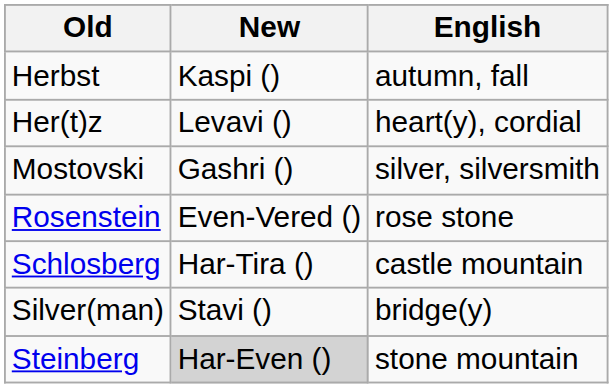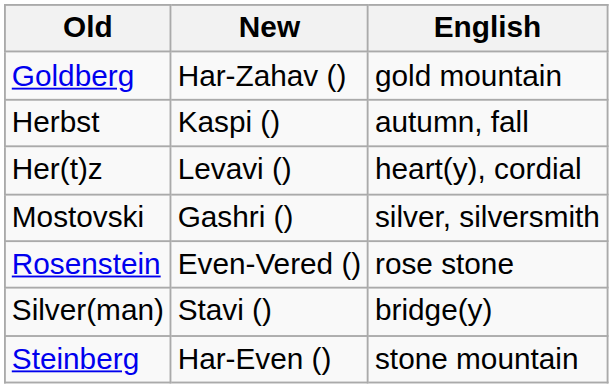+ row: (73, 75)
- row: (86, 264)
(255, 358) lightgrey background -> (255, 358) no background
